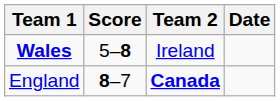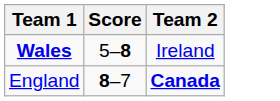- column: (250, 19)
